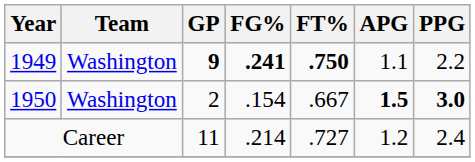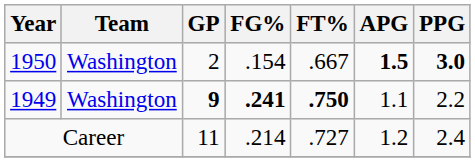rows swapped: (33, 61) <-> (33, 99)
